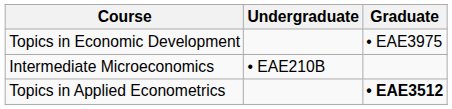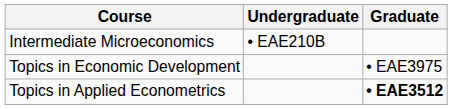rows swapped: (112, 66) <-> (125, 41)
